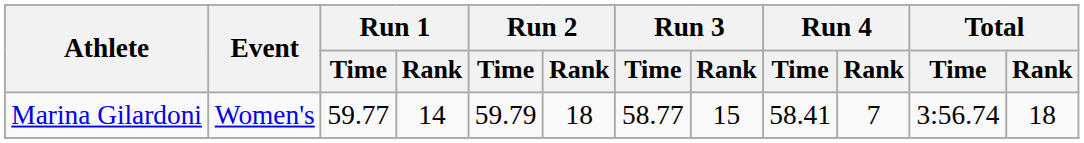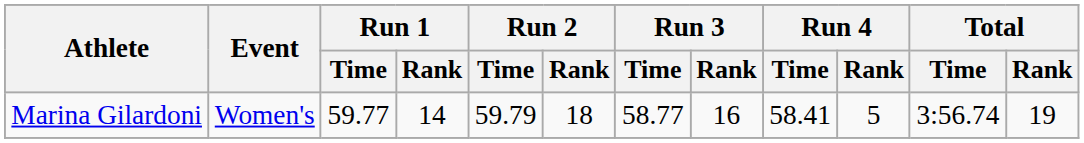(726, 115) 15 -> (726, 115) 16
(874, 115) 7 -> (874, 115) 5
(1042, 115) 18 -> (1042, 115) 19
